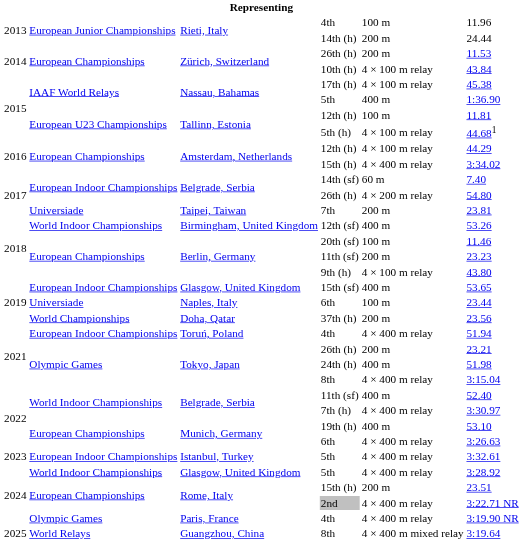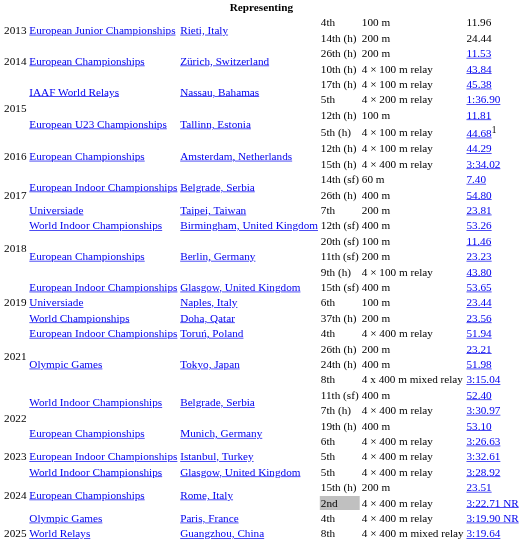(376, 99) 400 m -> (397, 99) 4 × 200 m relay
(397, 195) 4 × 200 m relay -> (376, 195) 400 m
(397, 380) 4 × 400 m relay -> (412, 380) 4 x 400 m mixed relay
